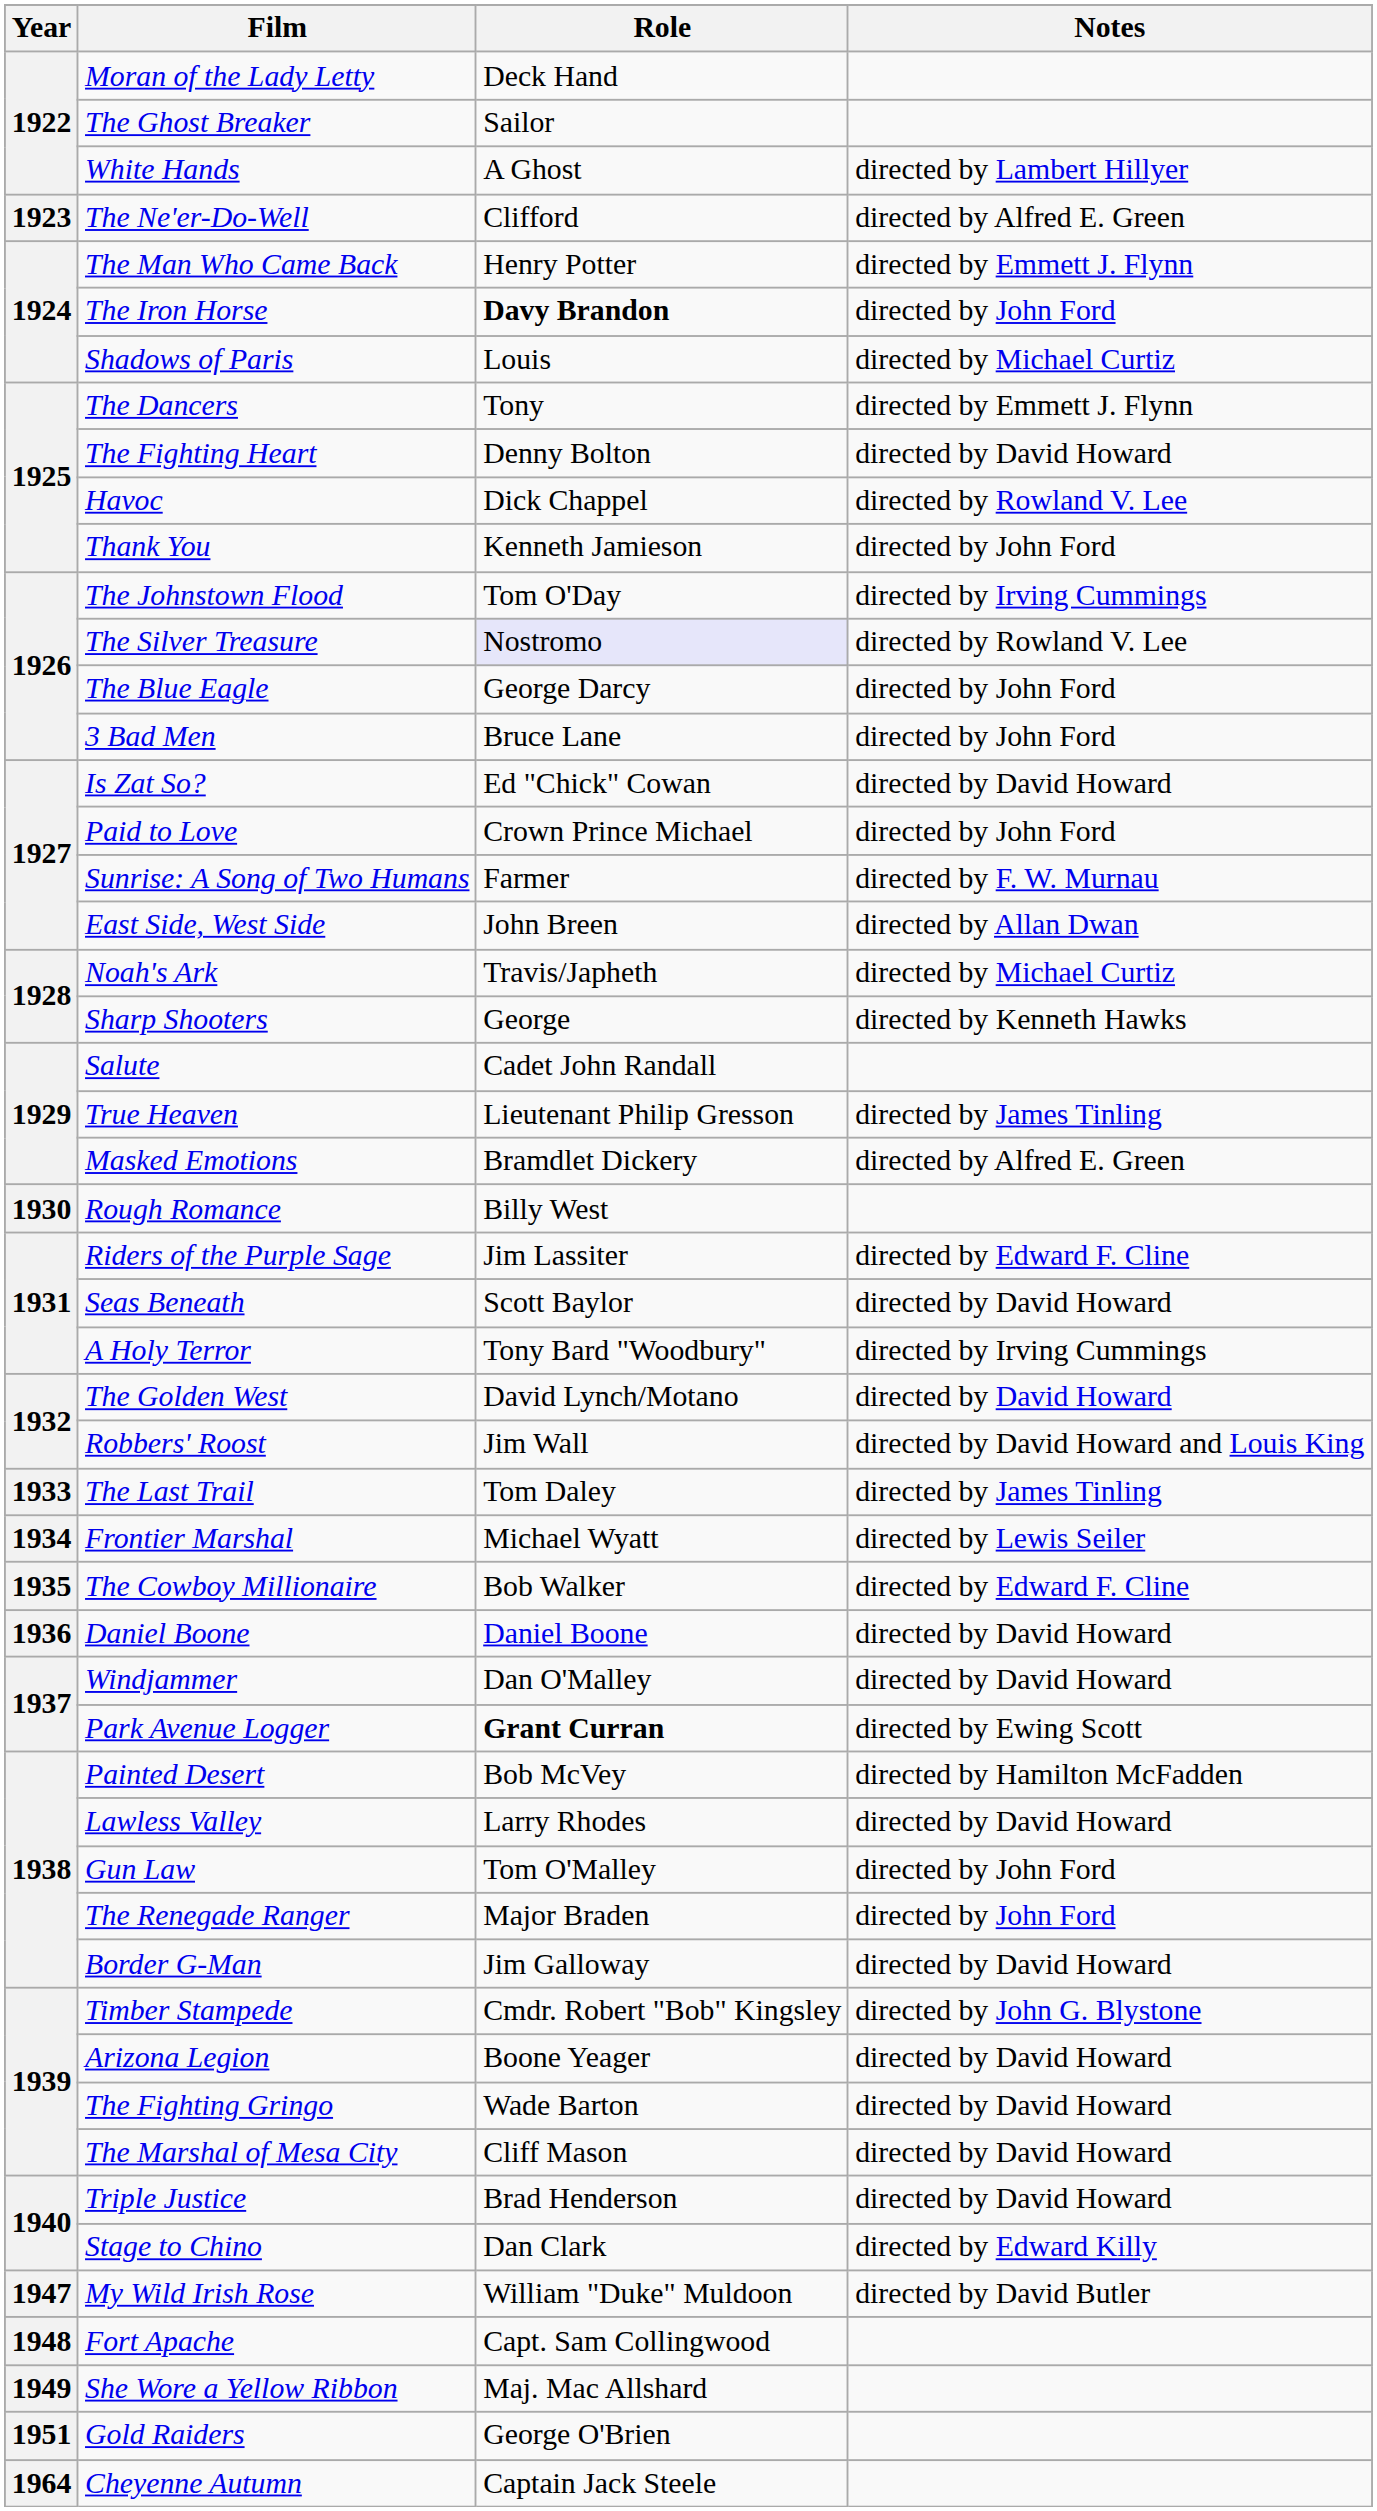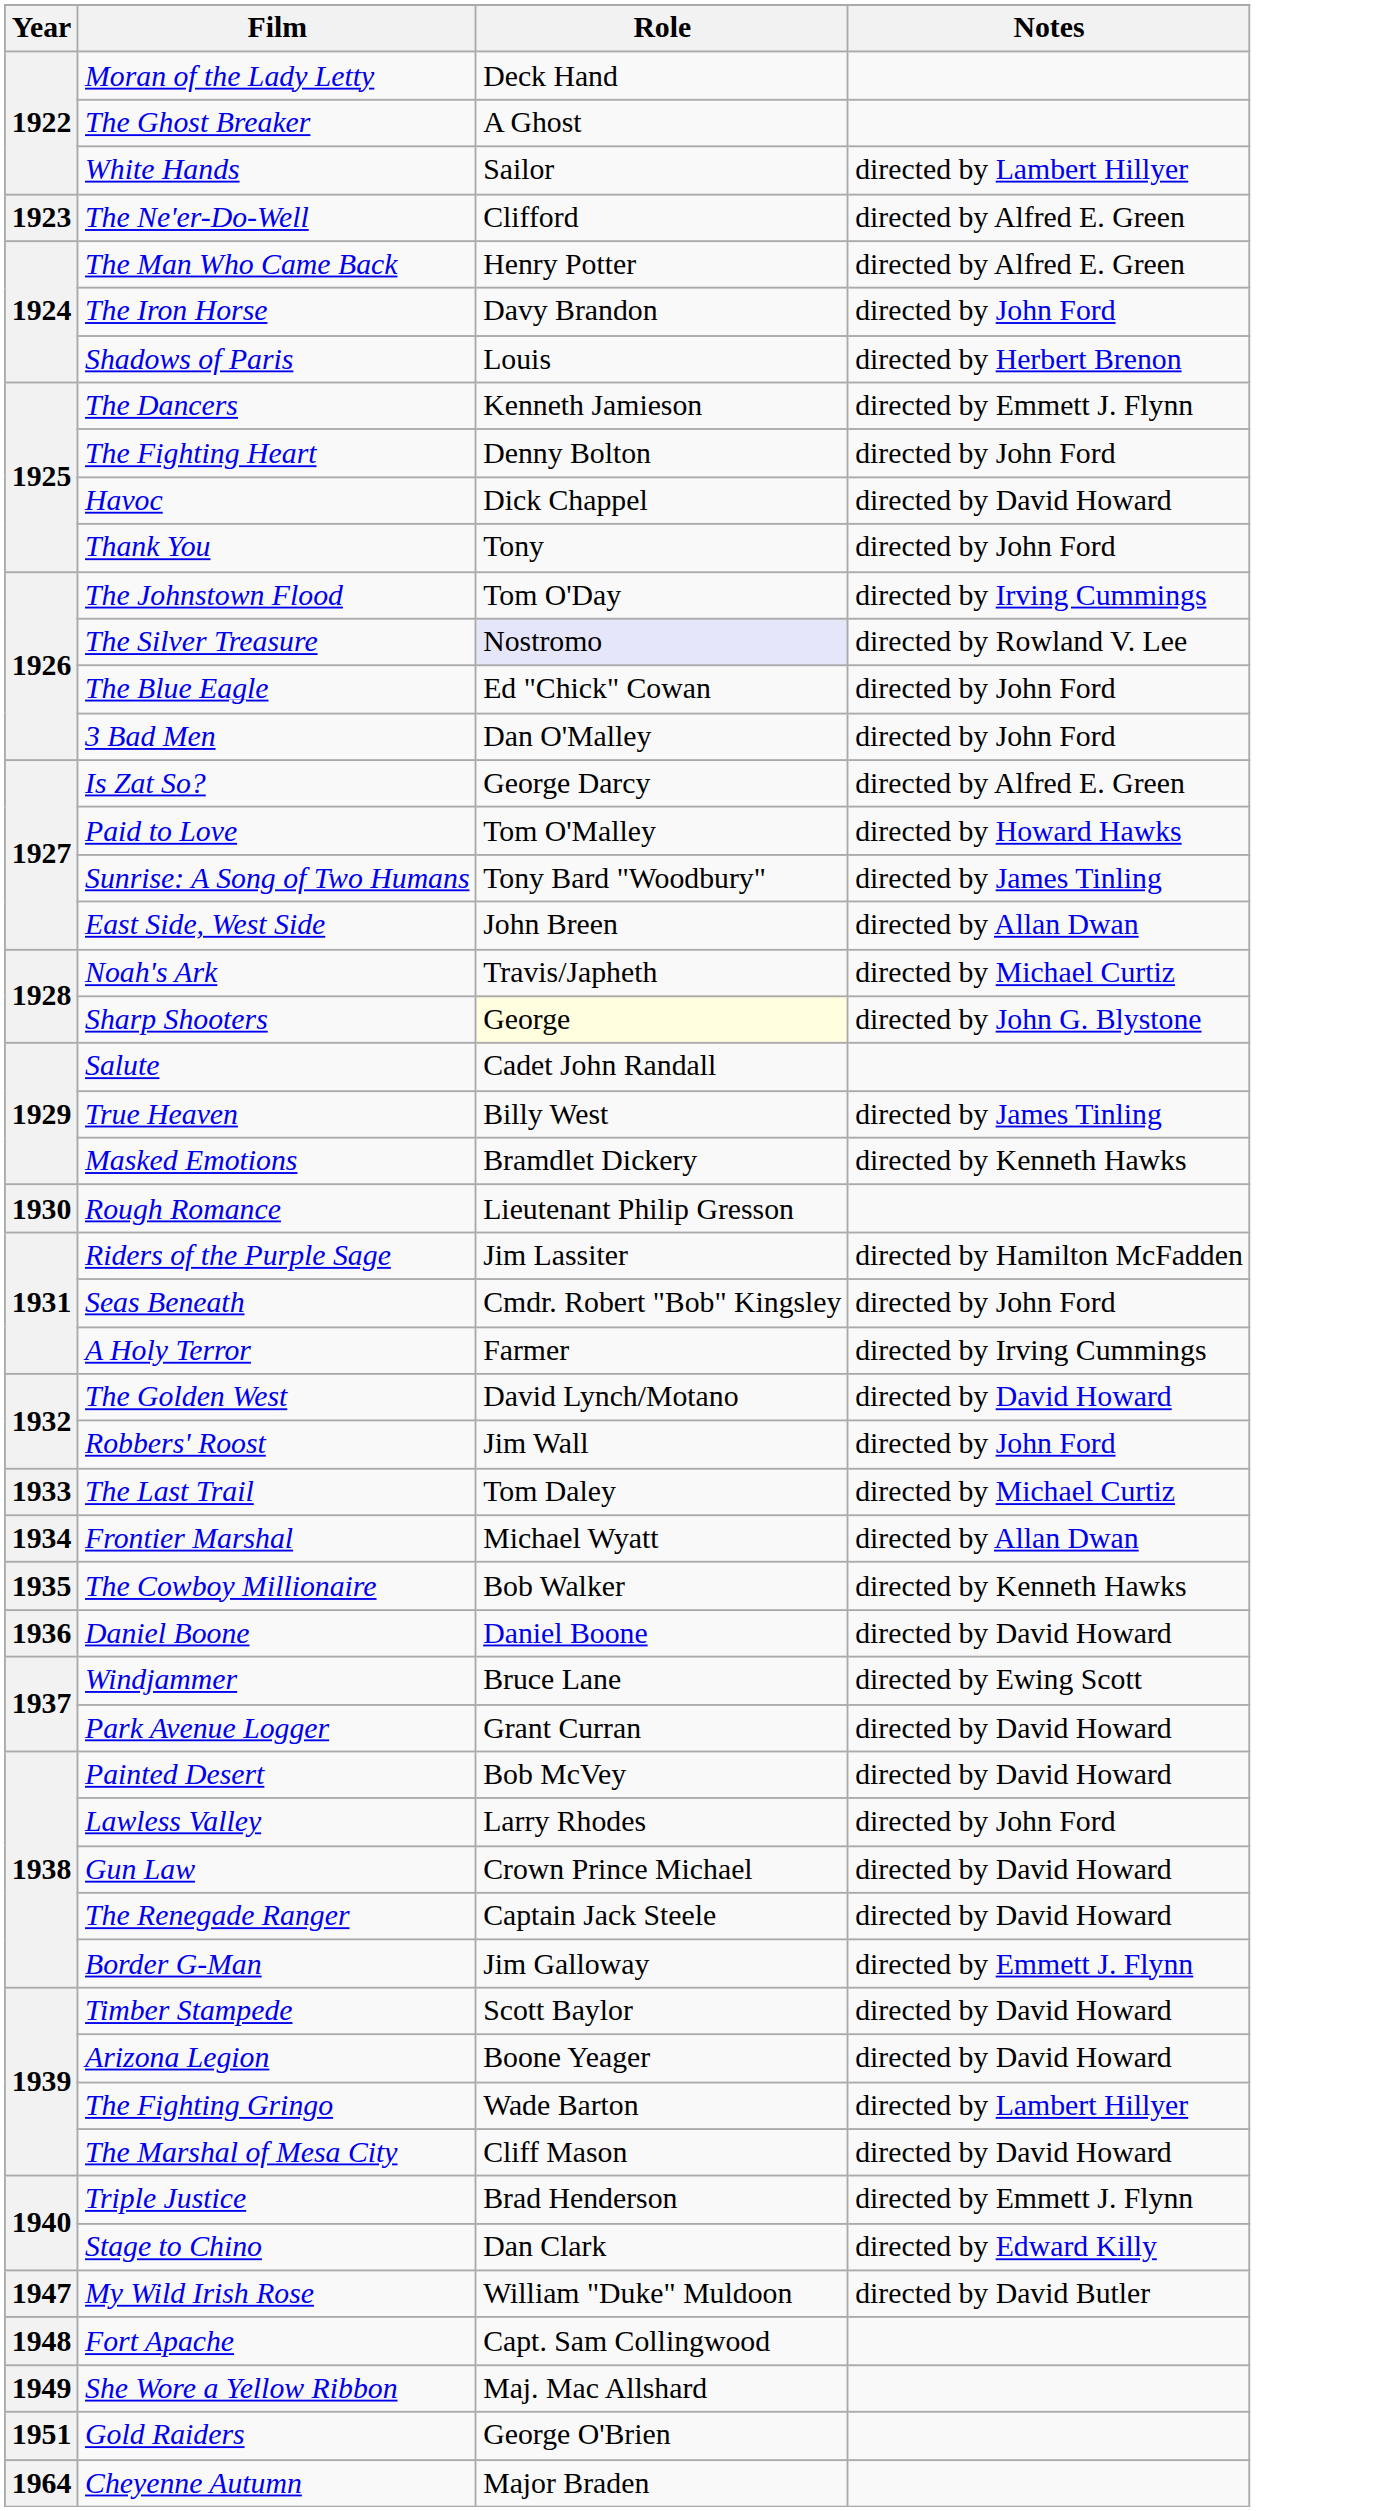(519, 122) Sailor -> (532, 122) A Ghost
(532, 169) A Ghost -> (519, 169) Sailor
(1024, 264) directed by Emmett J. Flynn -> (1020, 264) directed by Alfred E. Green
(576, 311) bold -> (570, 311) normal
(1015, 358) directed by Michael Curtiz -> (1018, 358) directed by Herbert Brenon
(514, 405) Tony -> (593, 405) Kenneth Jamieson
(1013, 452) directed by David Howard -> (985, 452) directed by John Ford
(1021, 500) directed by Rowland V. Lee -> (1013, 500) directed by David Howard
(593, 547) Kenneth Jamieson -> (514, 547) Tony
(567, 688) George Darcy -> (597, 688) Ed "Chick" Cowan
(552, 736) Bruce Lane -> (567, 736) Dan O'Malley
(597, 783) Ed "Chick" Cowan -> (567, 783) George Darcy
(1013, 783) directed by David Howard -> (1020, 783) directed by Alfred E. Green
(618, 830) Crown Prince Michael -> (570, 830) Tom O'Malley
(985, 830) directed by John Ford -> (1018, 830) directed by Howard Hawks
(526, 877) Farmer -> (625, 877) Tony Bard "Woodbury"
(1007, 877) directed by F. W. Murnau -> (1009, 877) directed by James Tinling
(527, 1019) no background -> (527, 1019) lightyellow background
(1021, 1019) directed by Kenneth Hawks -> (1028, 1019) directed by John G. Blystone
(639, 1113) Lieutenant Philip Gresson -> (546, 1113) Billy West
(1020, 1160) directed by Alfred E. Green -> (1021, 1160) directed by Kenneth Hawks
(546, 1208) Billy West -> (639, 1208) Lieutenant Philip Gresson
(1022, 1255) directed by Edward F. Cline -> (1049, 1255) directed by Hamilton McFadden
(558, 1302) Scott Baylor -> (662, 1302) Cmdr. Robert "Bob" Kingsley
(1013, 1302) directed by David Howard -> (985, 1302) directed by John Ford
(625, 1349) Tony Bard "Woodbury" -> (526, 1349) Farmer
(1110, 1444) directed by David Howard and Louis King -> (985, 1444) directed by John Ford
(1009, 1491) directed by James Tinling -> (1015, 1491) directed by Michael Curtiz
(1000, 1538) directed by Lewis Seiler -> (997, 1538) directed by Allan Dwan
(1022, 1585) directed by Edward F. Cline -> (1021, 1585) directed by Kenneth Hawks
(567, 1680) Dan O'Malley -> (552, 1680) Bruce Lane
(1013, 1680) directed by David Howard -> (999, 1680) directed by Ewing Scott
(574, 1727) bold -> (562, 1727) normal
(999, 1727) directed by Ewing Scott -> (1013, 1727) directed by David Howard
(1049, 1774) directed by Hamilton McFadden -> (1013, 1774) directed by David Howard
(1013, 1821) directed by David Howard -> (985, 1821) directed by John Ford
(570, 1868) Tom O'Malley -> (618, 1868) Crown Prince Michael
(985, 1868) directed by John Ford -> (1013, 1868) directed by David Howard
(566, 1915) Major Braden -> (600, 1915) Captain Jack Steele
(985, 1915) directed by John Ford -> (1013, 1915) directed by David Howard
(1013, 1963) directed by David Howard -> (1024, 1963) directed by Emmett J. Flynn
(662, 2010) Cmdr. Robert "Bob" Kingsley -> (558, 2010) Scott Baylor
(1028, 2010) directed by John G. Blystone -> (1013, 2010) directed by David Howard
(1013, 2104) directed by David Howard -> (1022, 2104) directed by Lambert Hillyer
(1013, 2199) directed by David Howard -> (1024, 2199) directed by Emmett J. Flynn
(600, 2482) Captain Jack Steele -> (566, 2482) Major Braden
